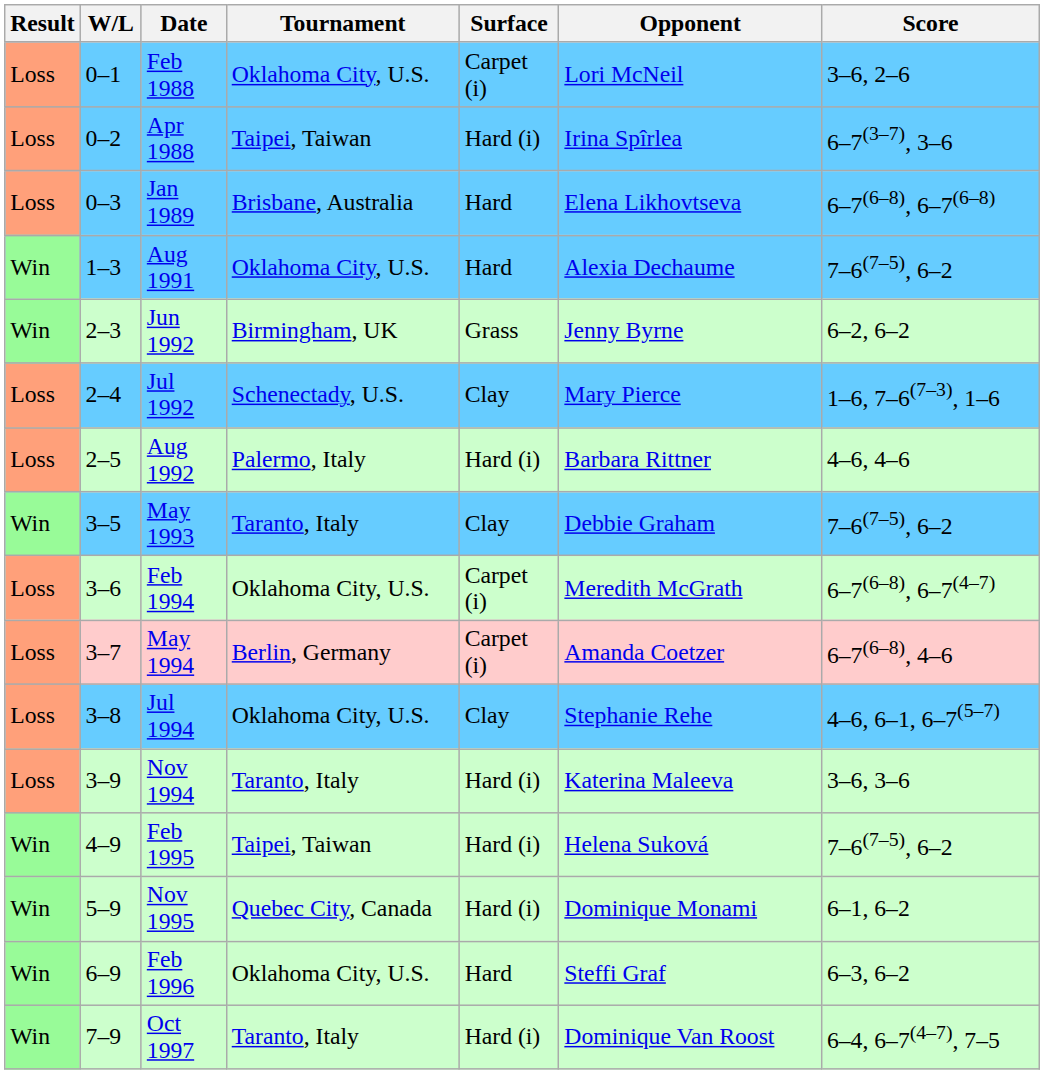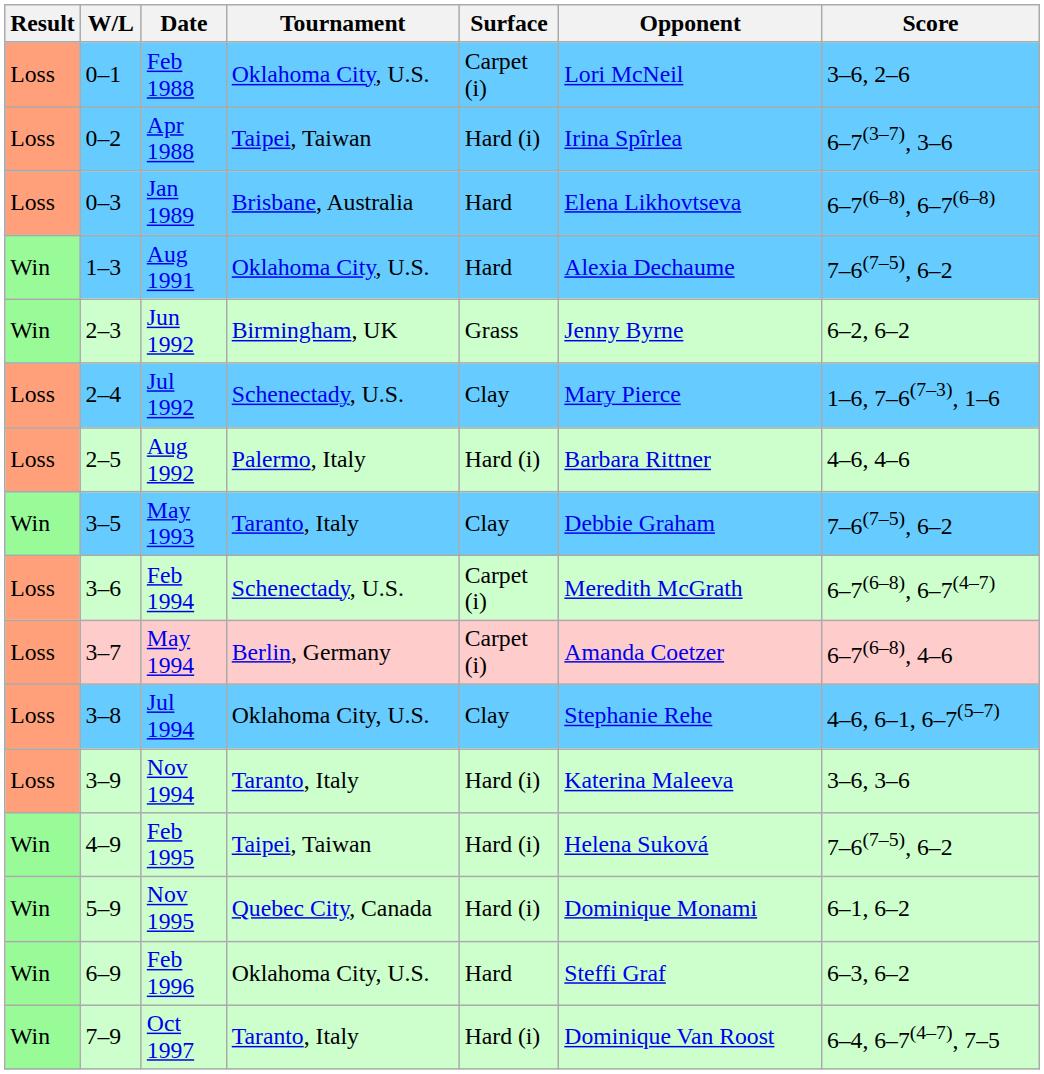(331, 587) Oklahoma City, U.S. -> (318, 587) Schenectady, U.S.
